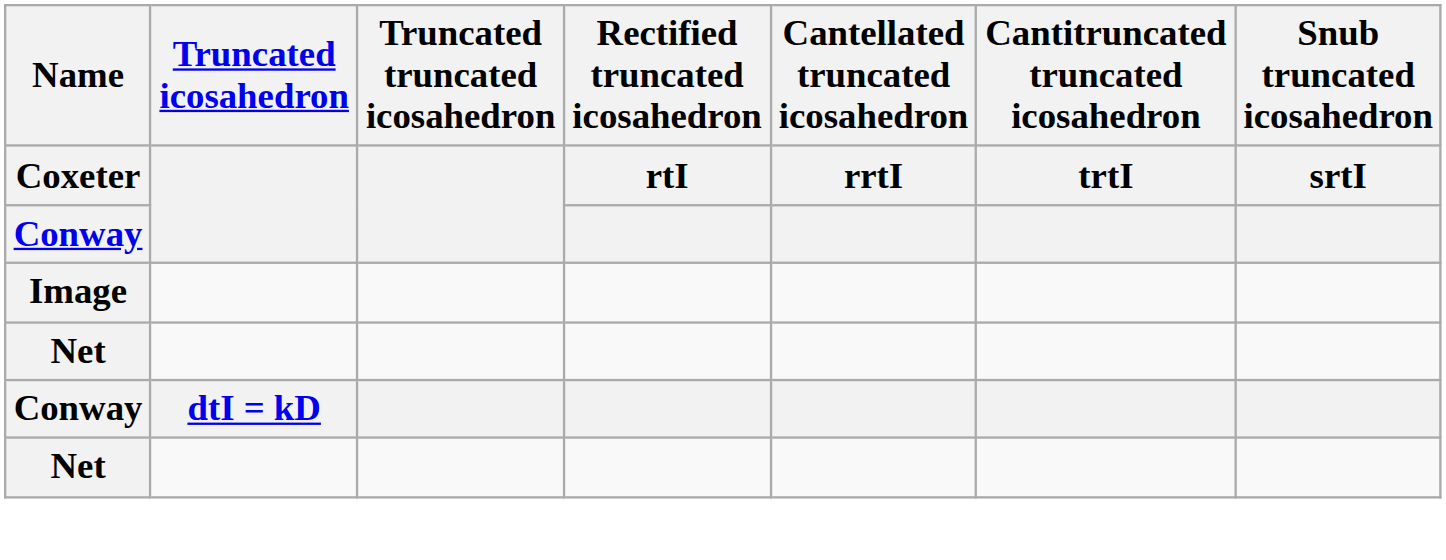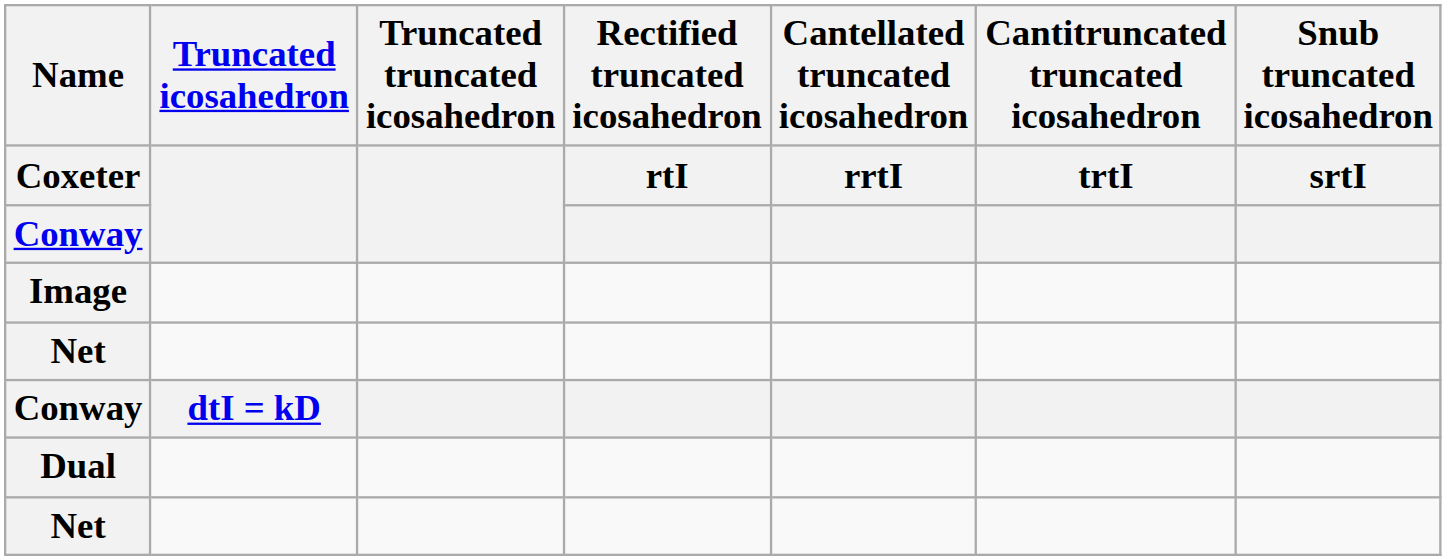+ row: (78, 466)
